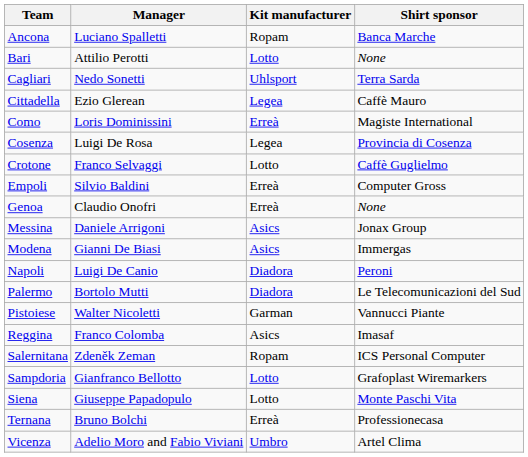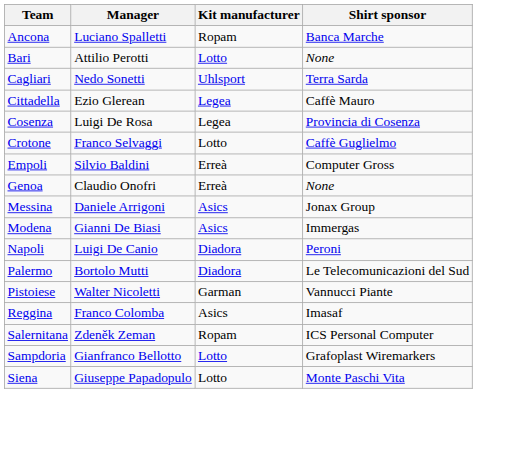- row: (24, 121)
- row: (29, 420)
- row: (29, 441)
